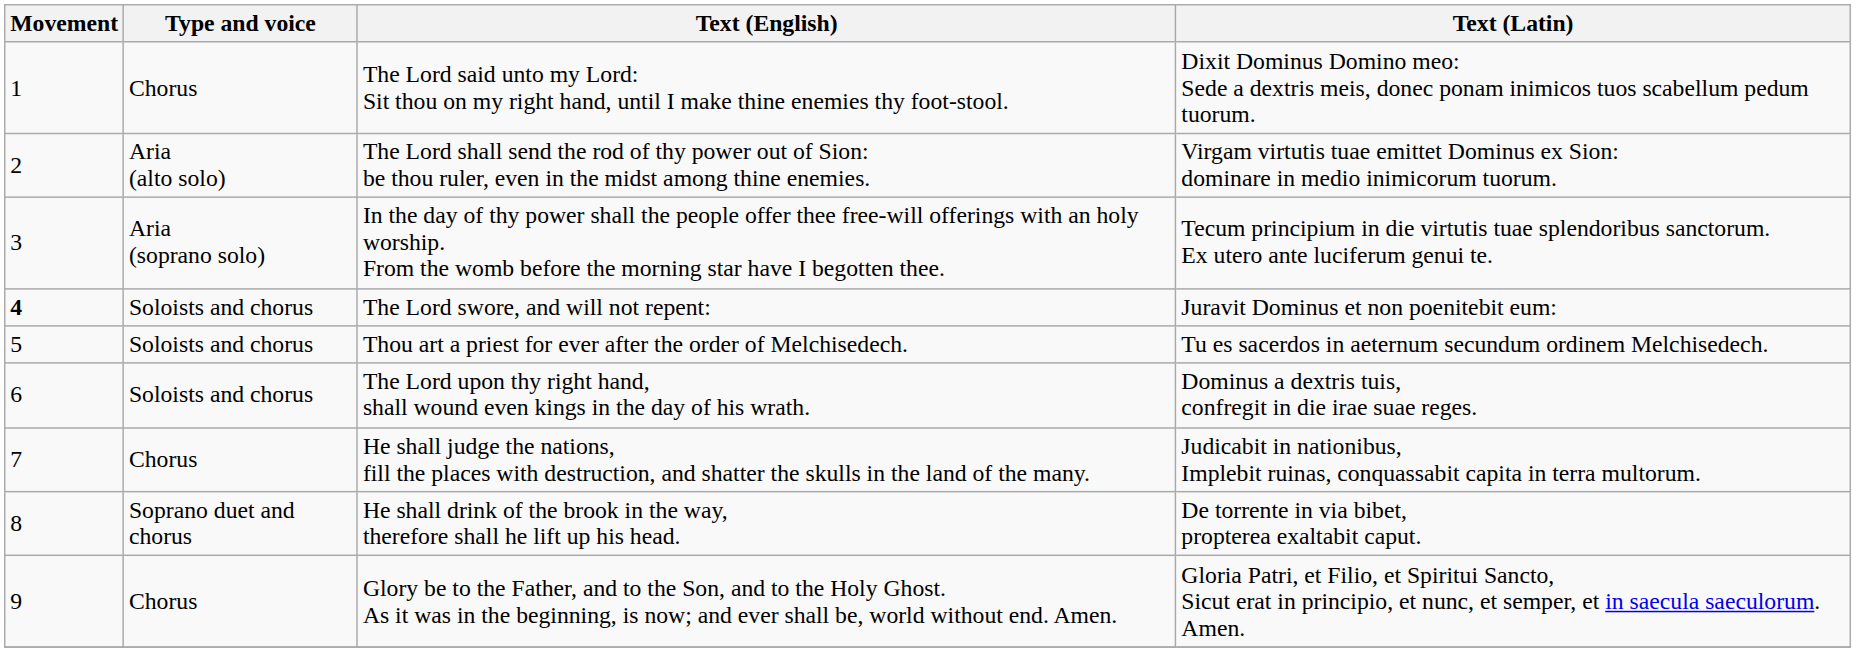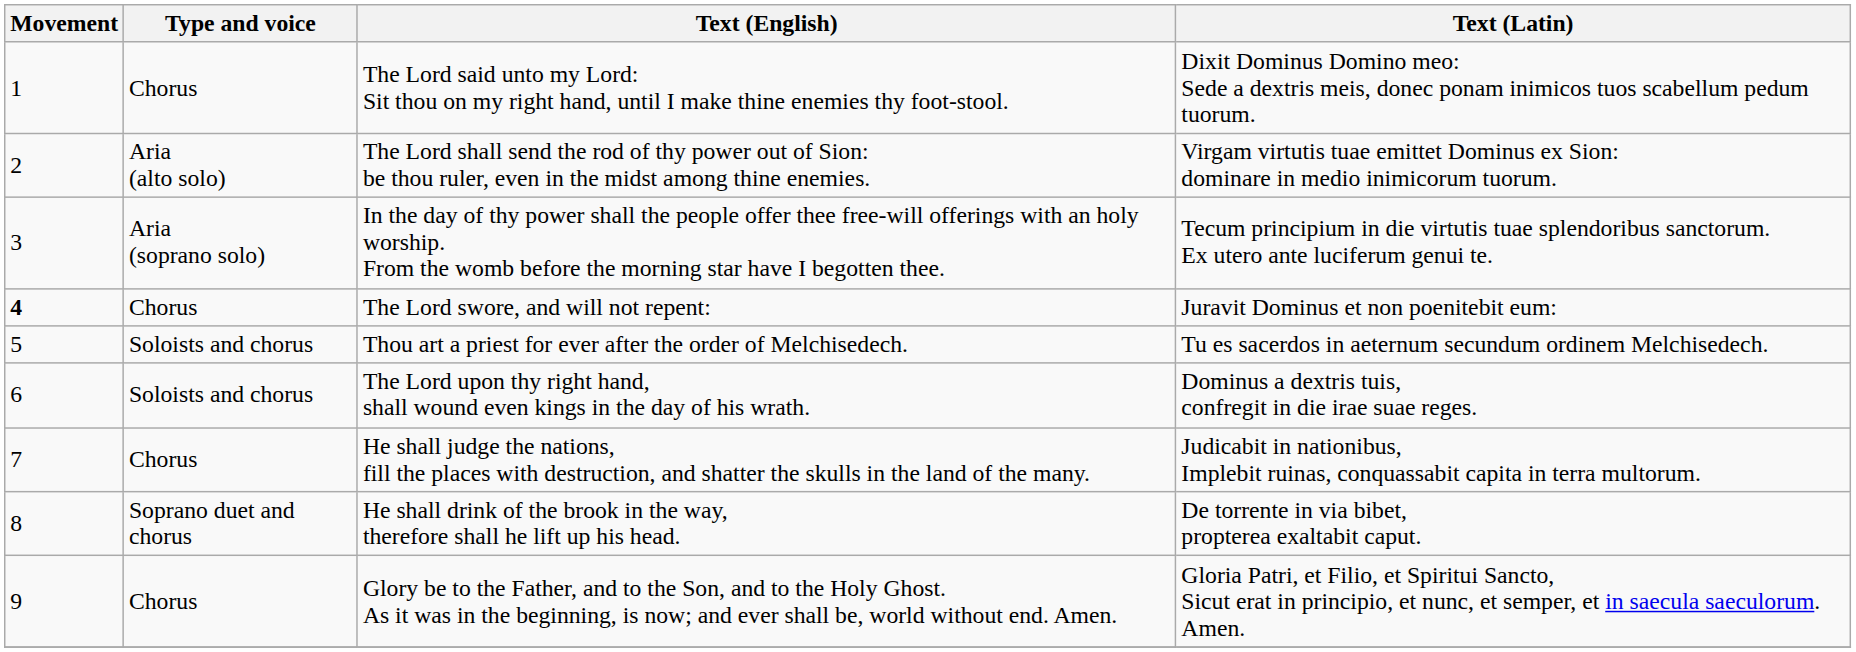(221, 306) Soloists and chorus -> (163, 306) Chorus
